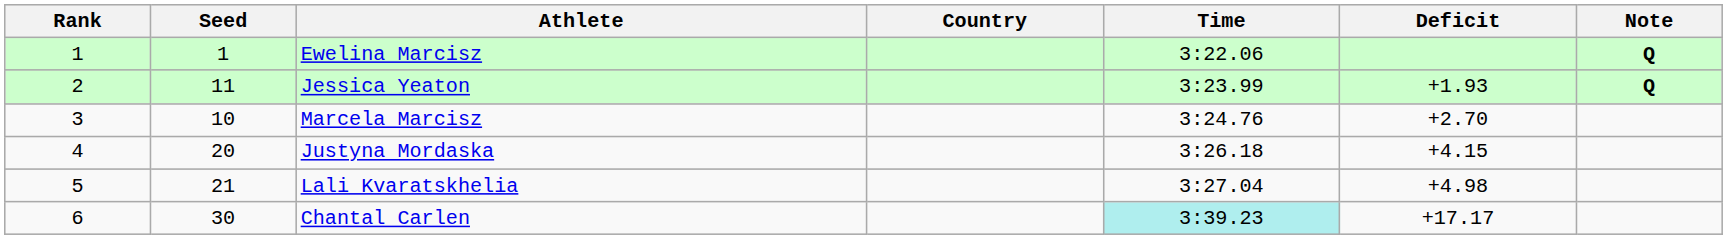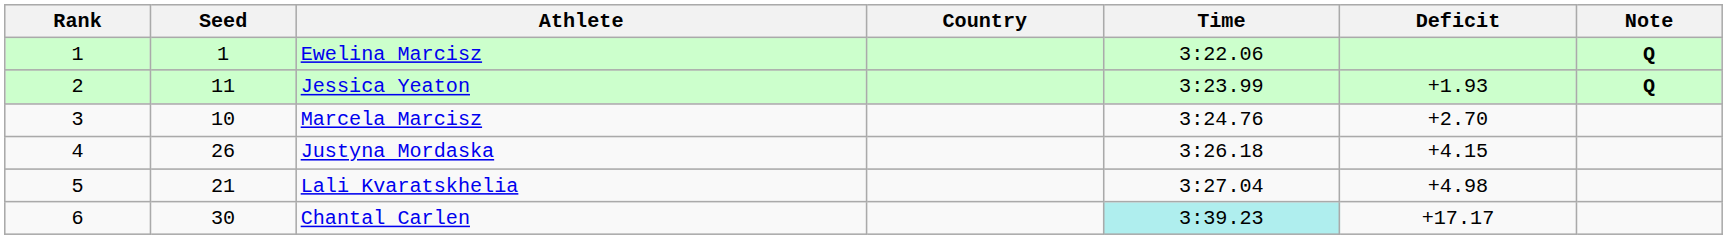(223, 153) 20 -> (223, 153) 26
